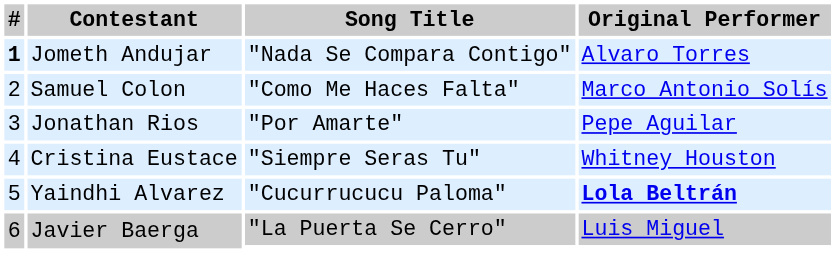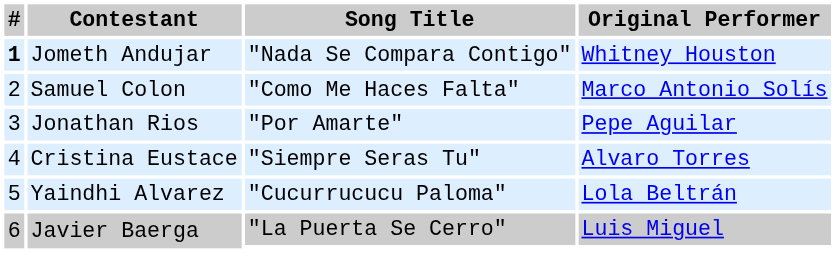(666, 55) Alvaro Torres -> (679, 55) Whitney Houston
(679, 160) Whitney Houston -> (666, 160) Alvaro Torres
(659, 194) bold -> (659, 194) normal
